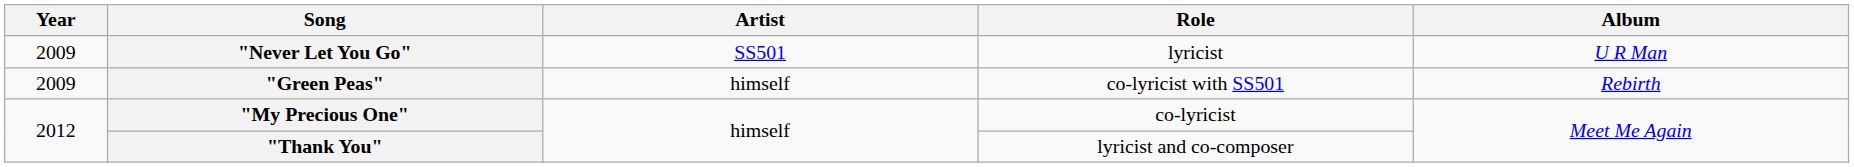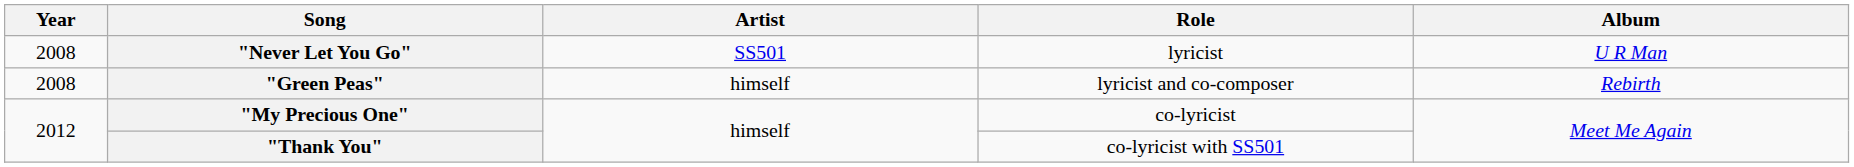(56, 51) 2009 -> (56, 51) 2008
(56, 83) 2009 -> (56, 83) 2008
(1195, 83) co-lyricist with SS501 -> (1195, 83) lyricist and co-composer
(1195, 146) lyricist and co-composer -> (1195, 146) co-lyricist with SS501
